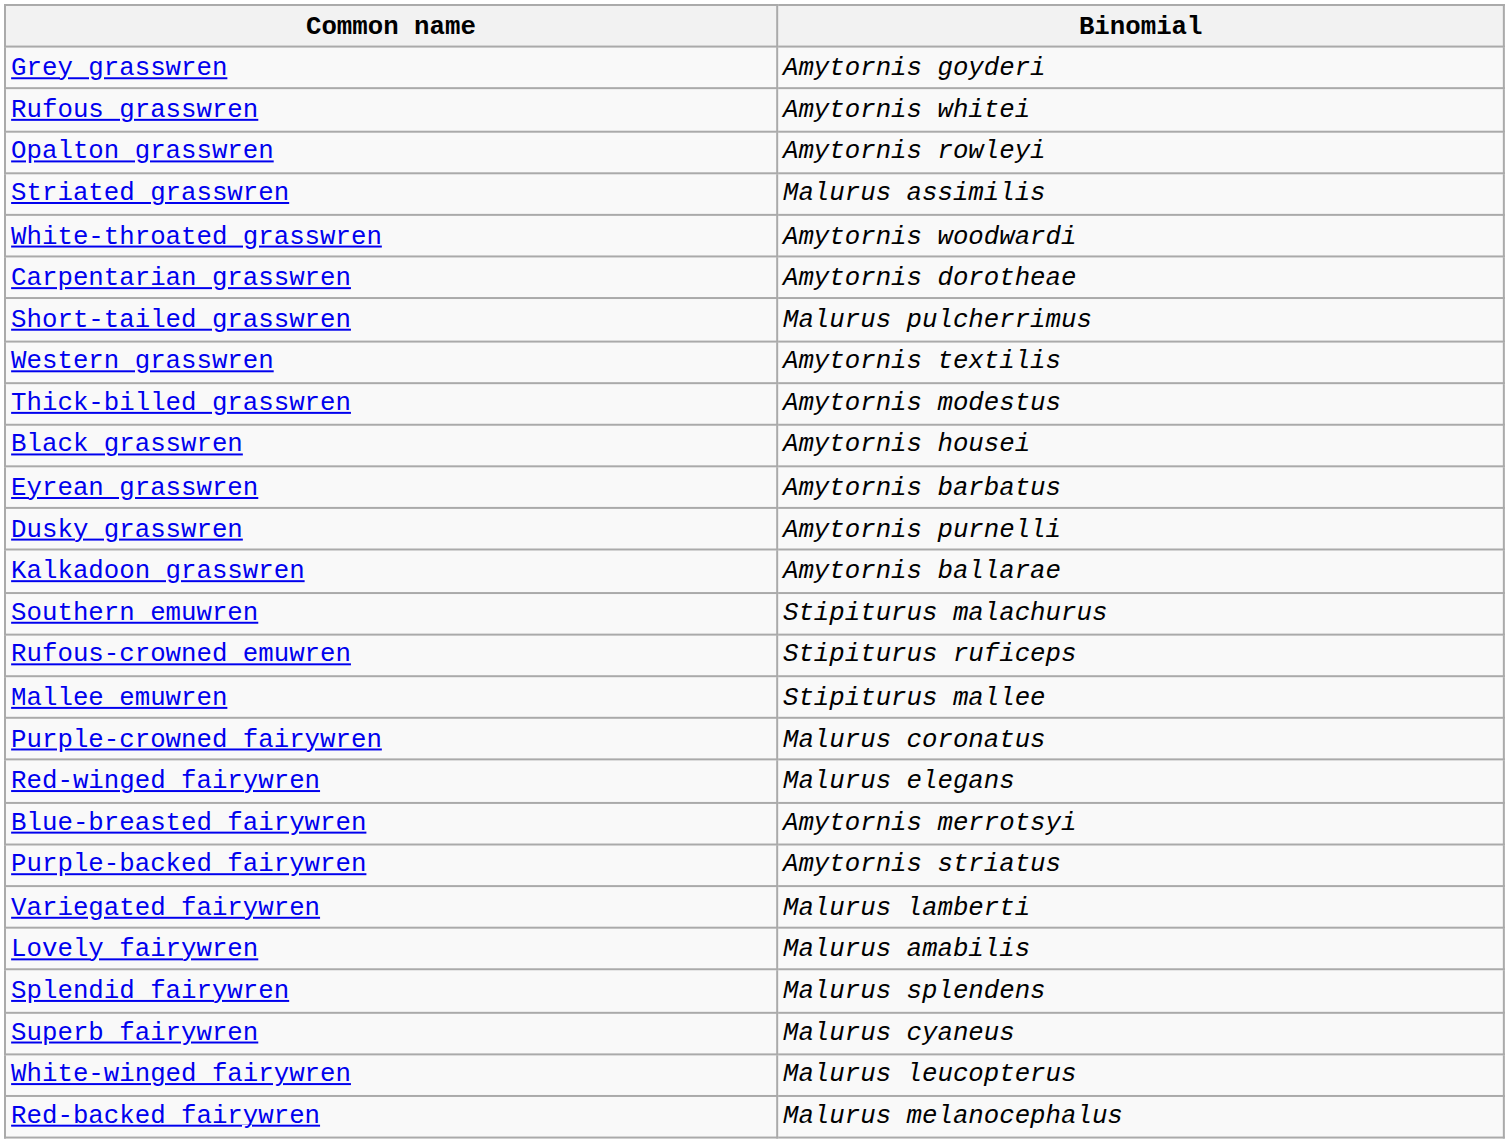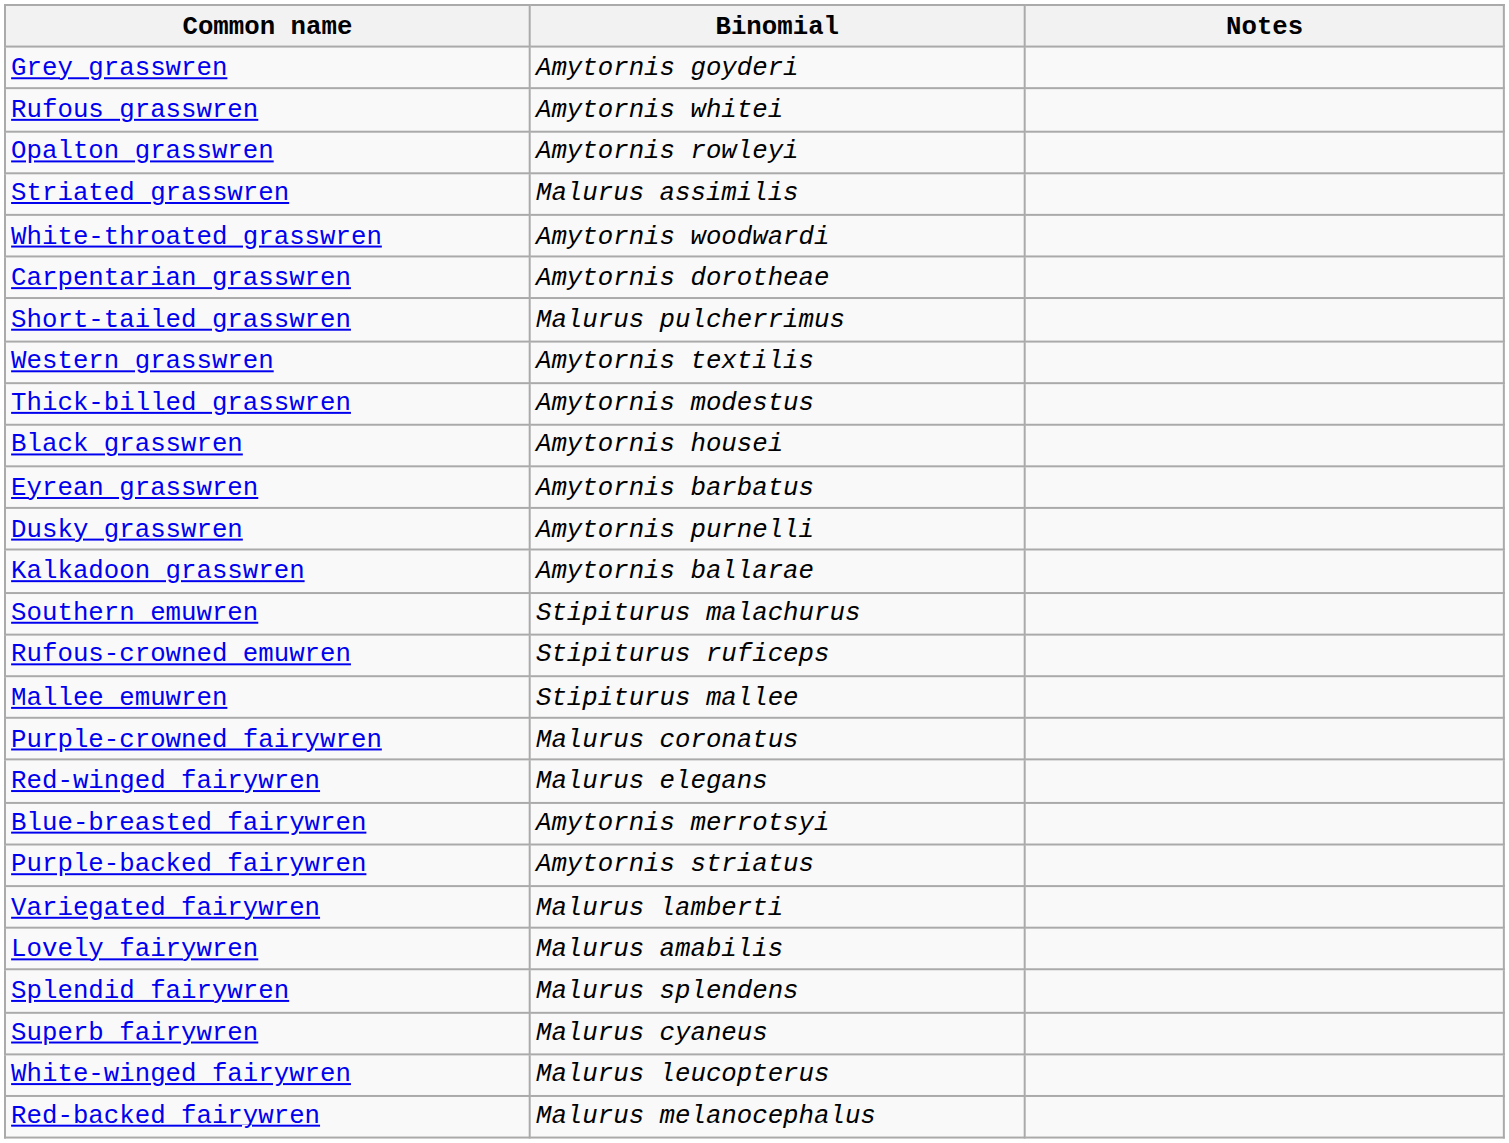+ column: (1265, 26)
